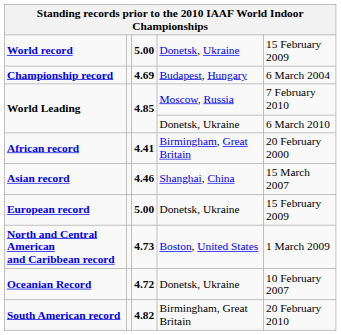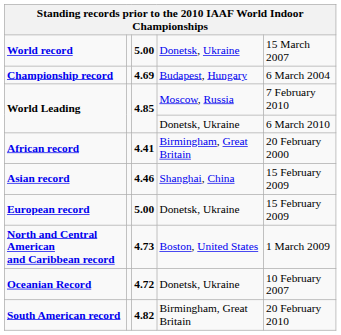(294, 50) 15 February 2009 -> (288, 50) 15 March 2007
(288, 179) 15 March 2007 -> (294, 179) 15 February 2009
